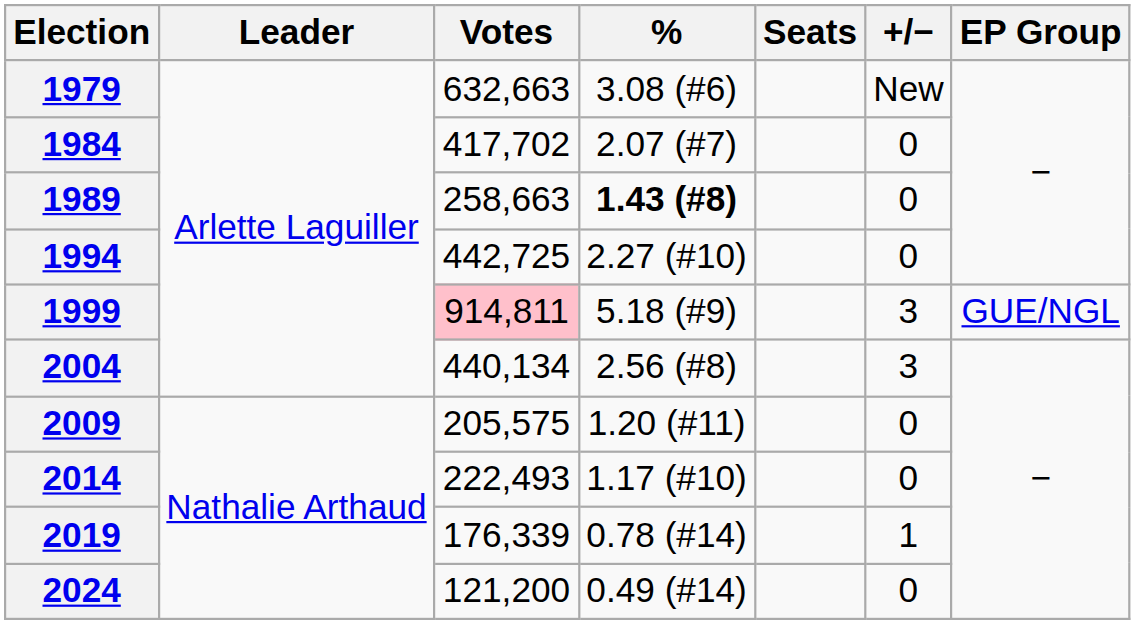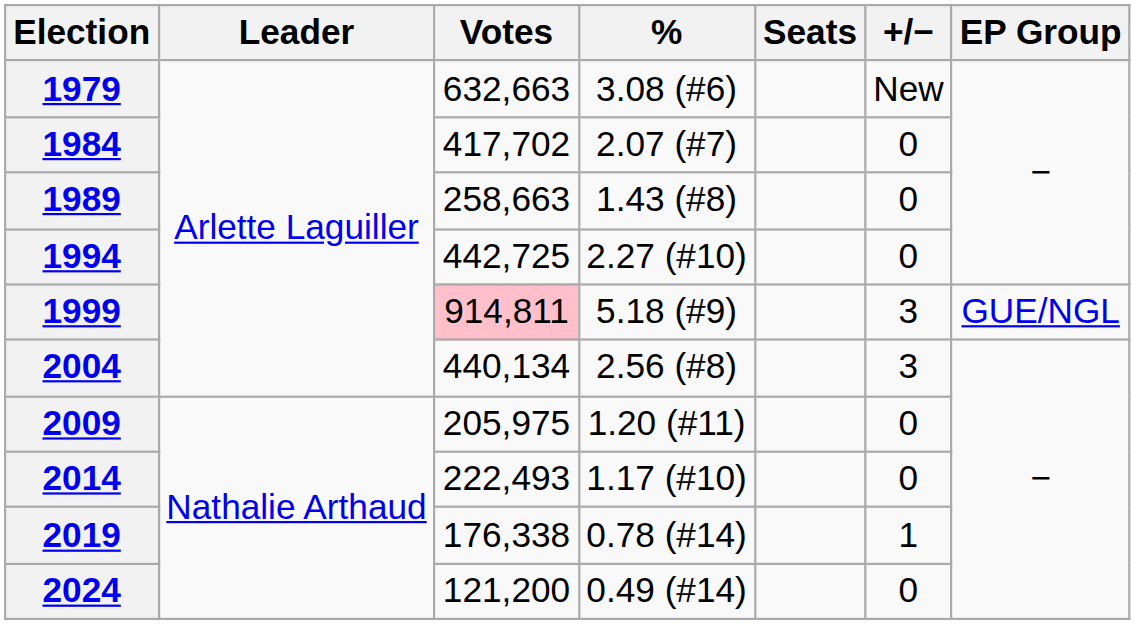(667, 199) bold -> (667, 199) normal
(506, 423) 205,575 -> (506, 423) 205,975
(506, 534) 176,339 -> (506, 534) 176,338
